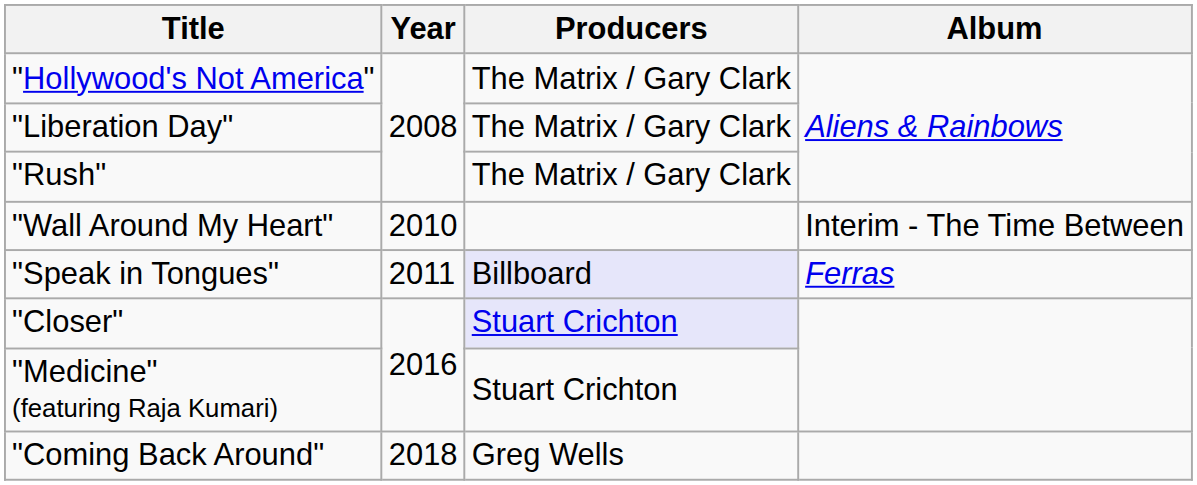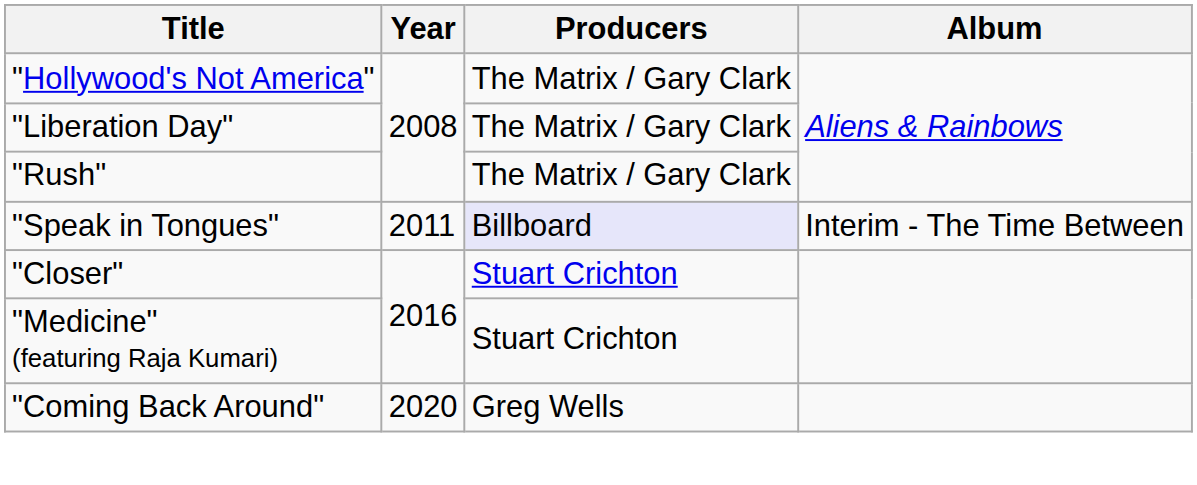- row: (173, 224)
(850, 273) Ferras -> (994, 224) Interim - The Time Between
(575, 322) lavender background -> (575, 273) no background
(423, 455) 2018 -> (423, 406) 2020
